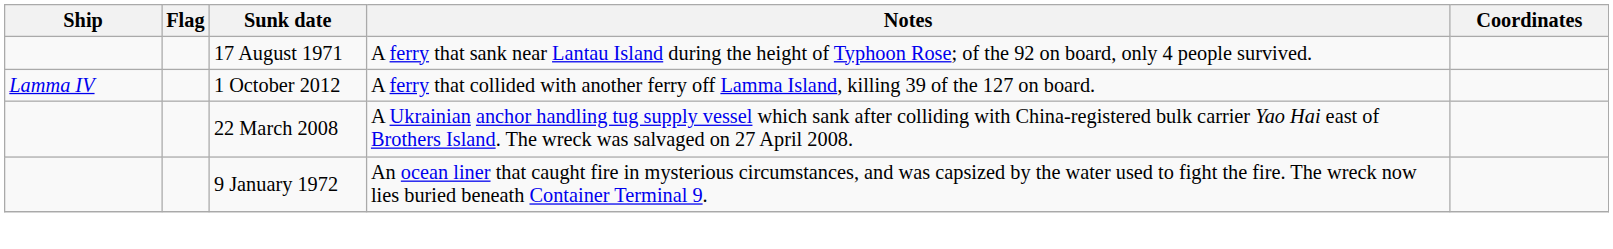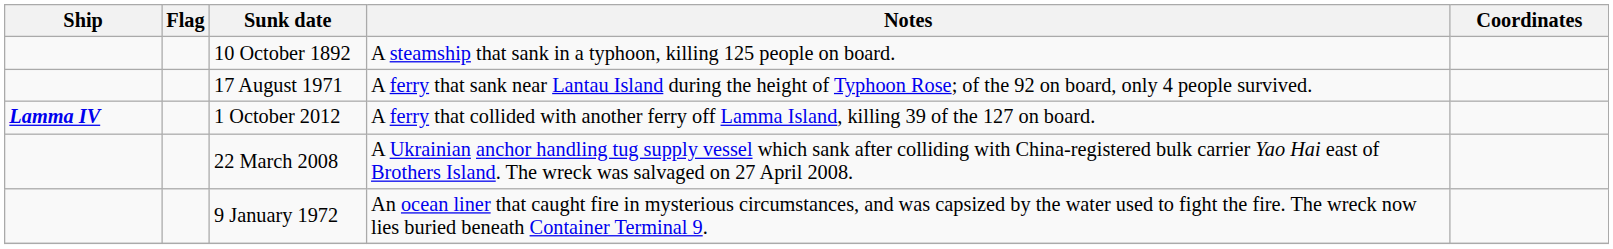+ row: (282, 52)
(52, 85) normal -> (55, 117) bold
